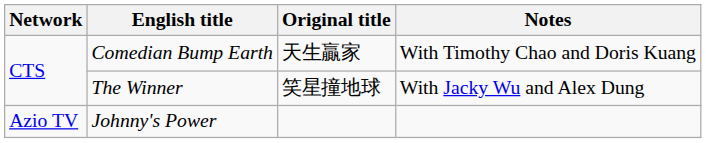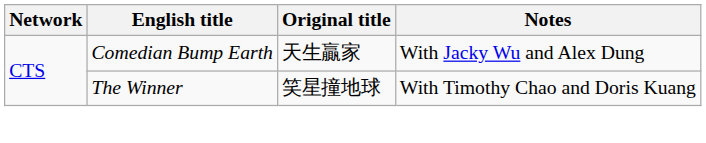(548, 53) With Timothy Chao and Doris Kuang -> (522, 53) With Jacky Wu and Alex Dung
(522, 88) With Jacky Wu and Alex Dung -> (548, 88) With Timothy Chao and Doris Kuang
- row: (154, 121)
